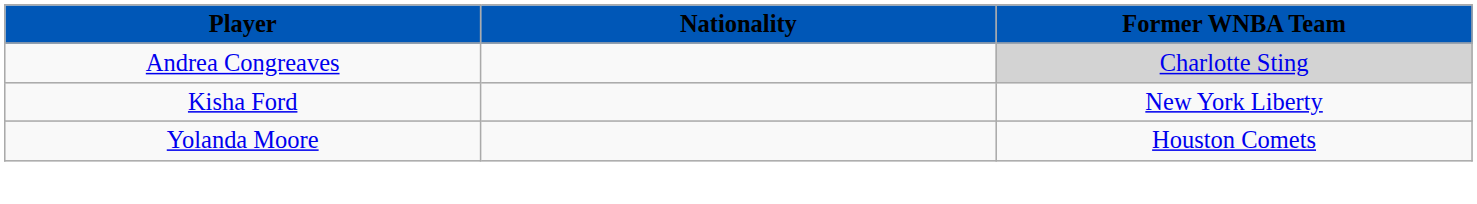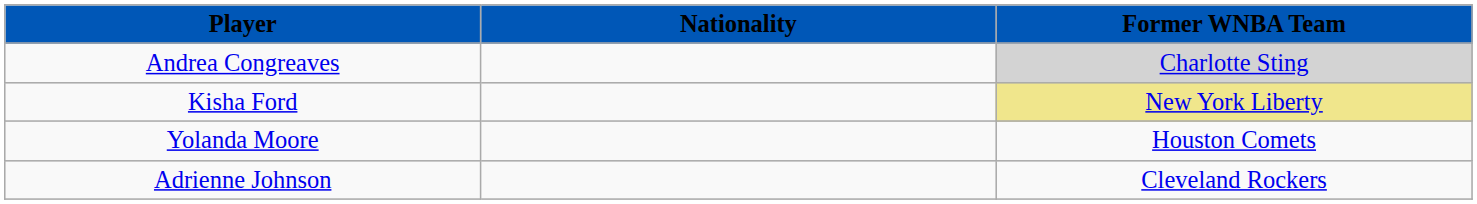(1234, 101) no background -> (1234, 101) khaki background
+ row: (243, 179)
